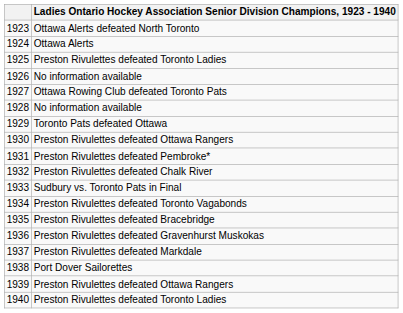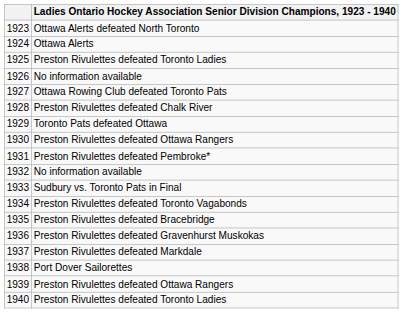(88, 108) No information available -> (123, 108) Preston Rivulettes defeated Chalk River
(123, 172) Preston Rivulettes defeated Chalk River -> (88, 172) No information available
